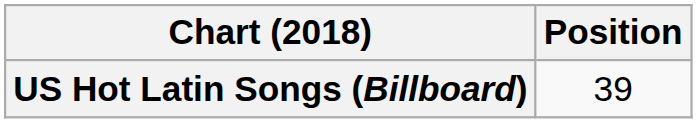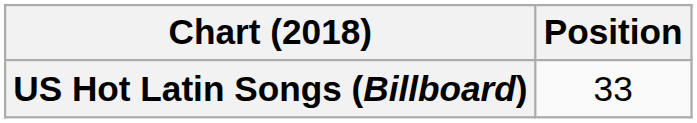(613, 88) 39 -> (613, 88) 33
